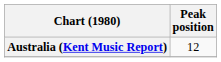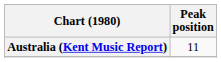(193, 47) 12 -> (193, 47) 11
